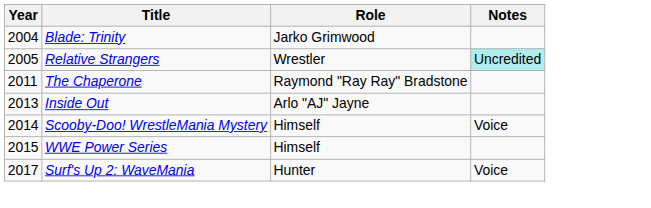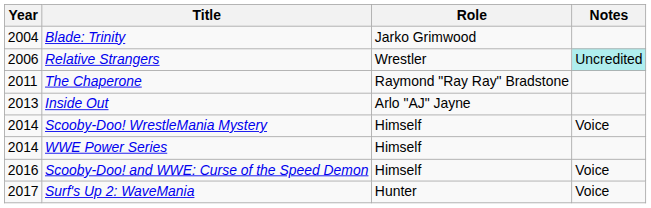(23, 59) 2005 -> (23, 59) 2006
(23, 147) 2015 -> (23, 147) 2014
+ row: (207, 170)
